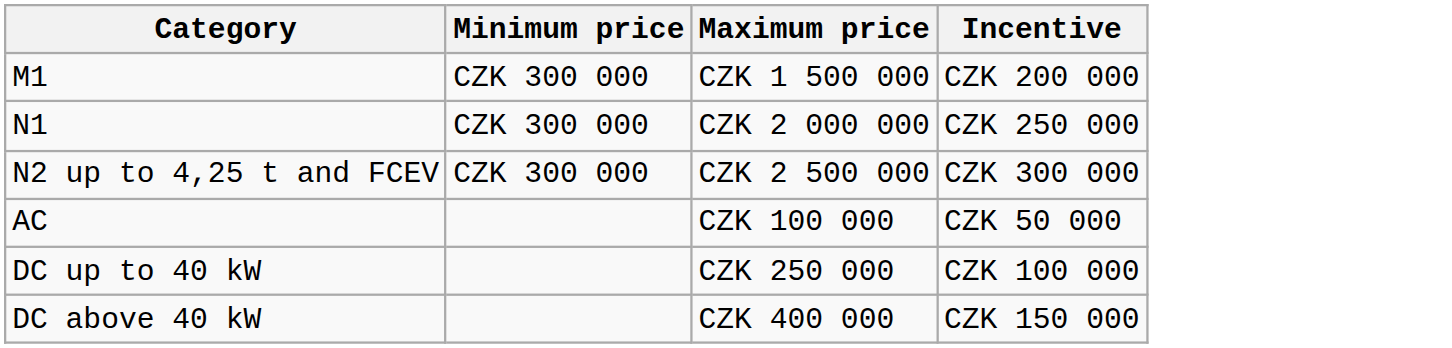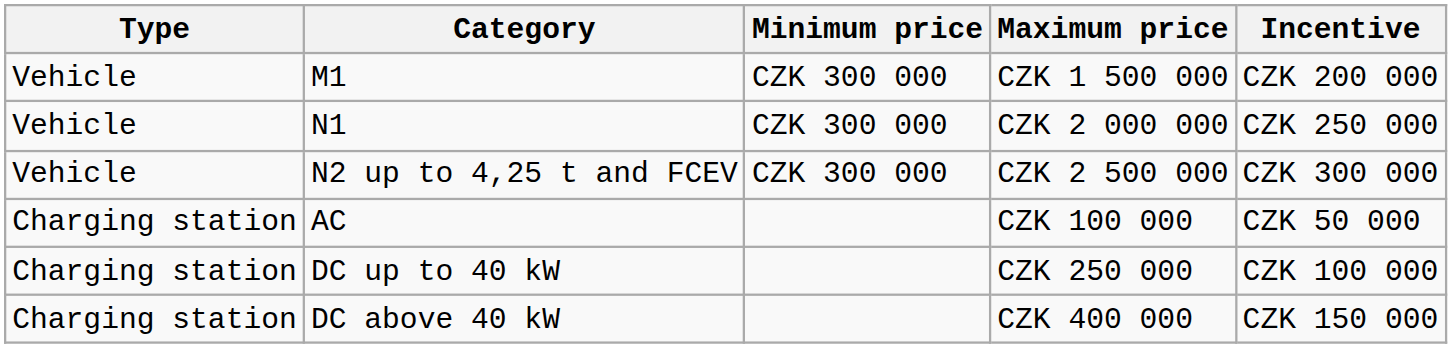+ column: (154, 29)
